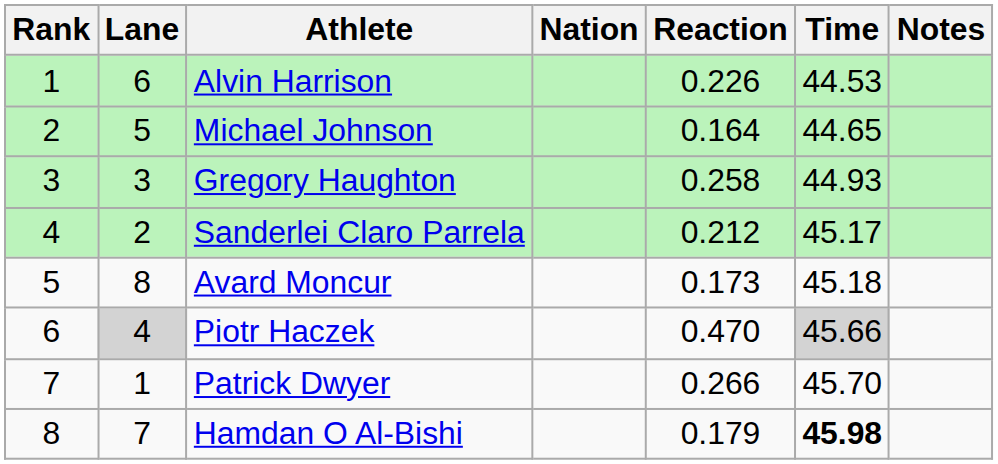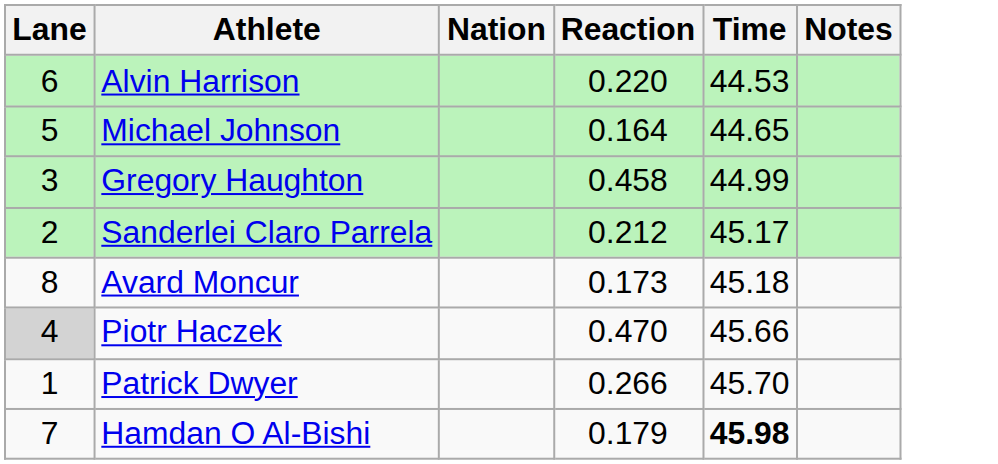- column: (51, 29)
(720, 80) 0.226 -> (628, 80) 0.220
(720, 181) 0.258 -> (628, 181) 0.458
(842, 181) 44.93 -> (750, 181) 44.99
(842, 332) lightgrey background -> (750, 332) no background
